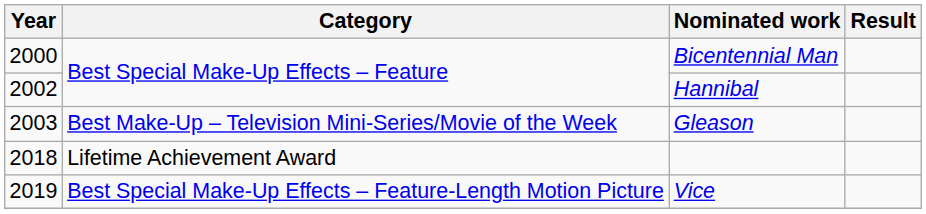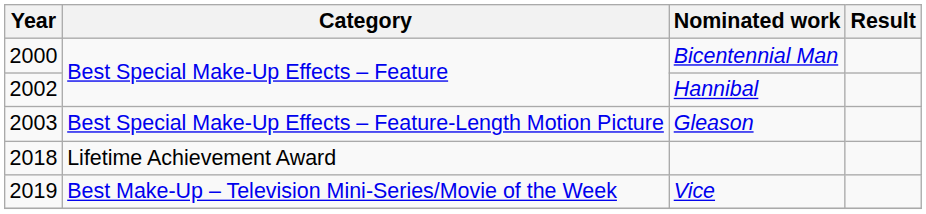(342, 123) Best Make-Up – Television Mini-Series/Movie of the Week -> (366, 123) Best Special Make-Up Effects – Feature-Length Motion Picture
(366, 191) Best Special Make-Up Effects – Feature-Length Motion Picture -> (342, 191) Best Make-Up – Television Mini-Series/Movie of the Week
